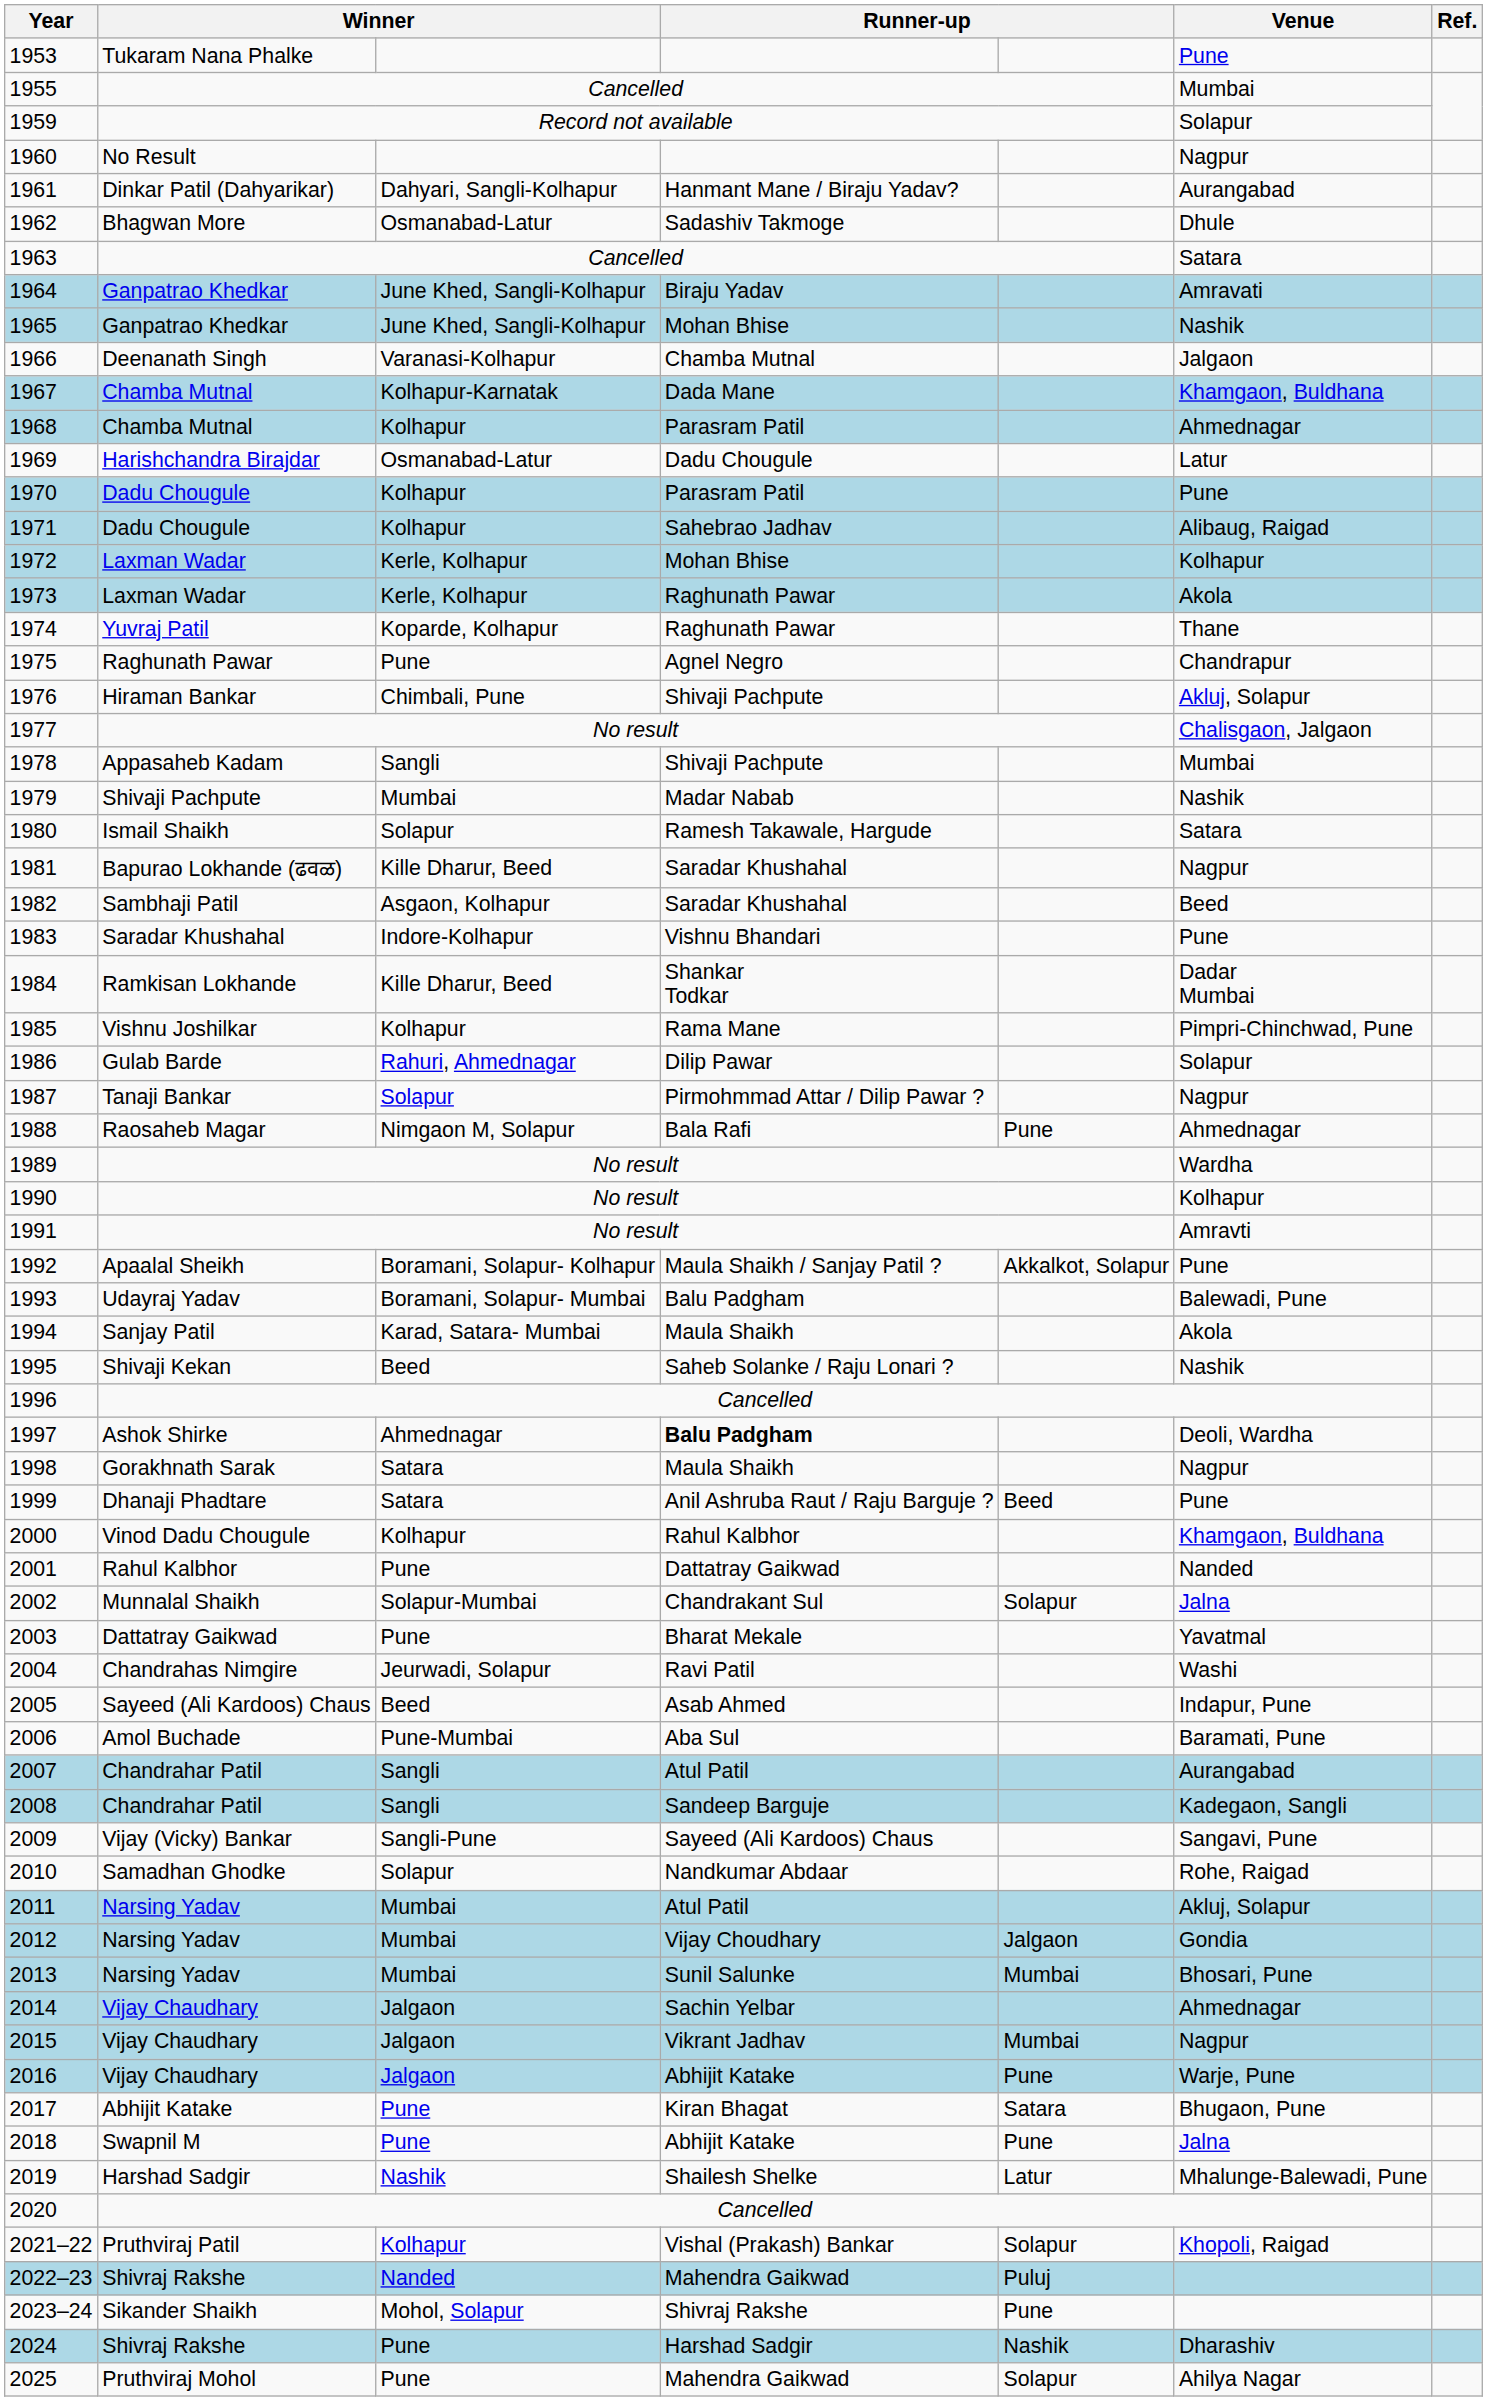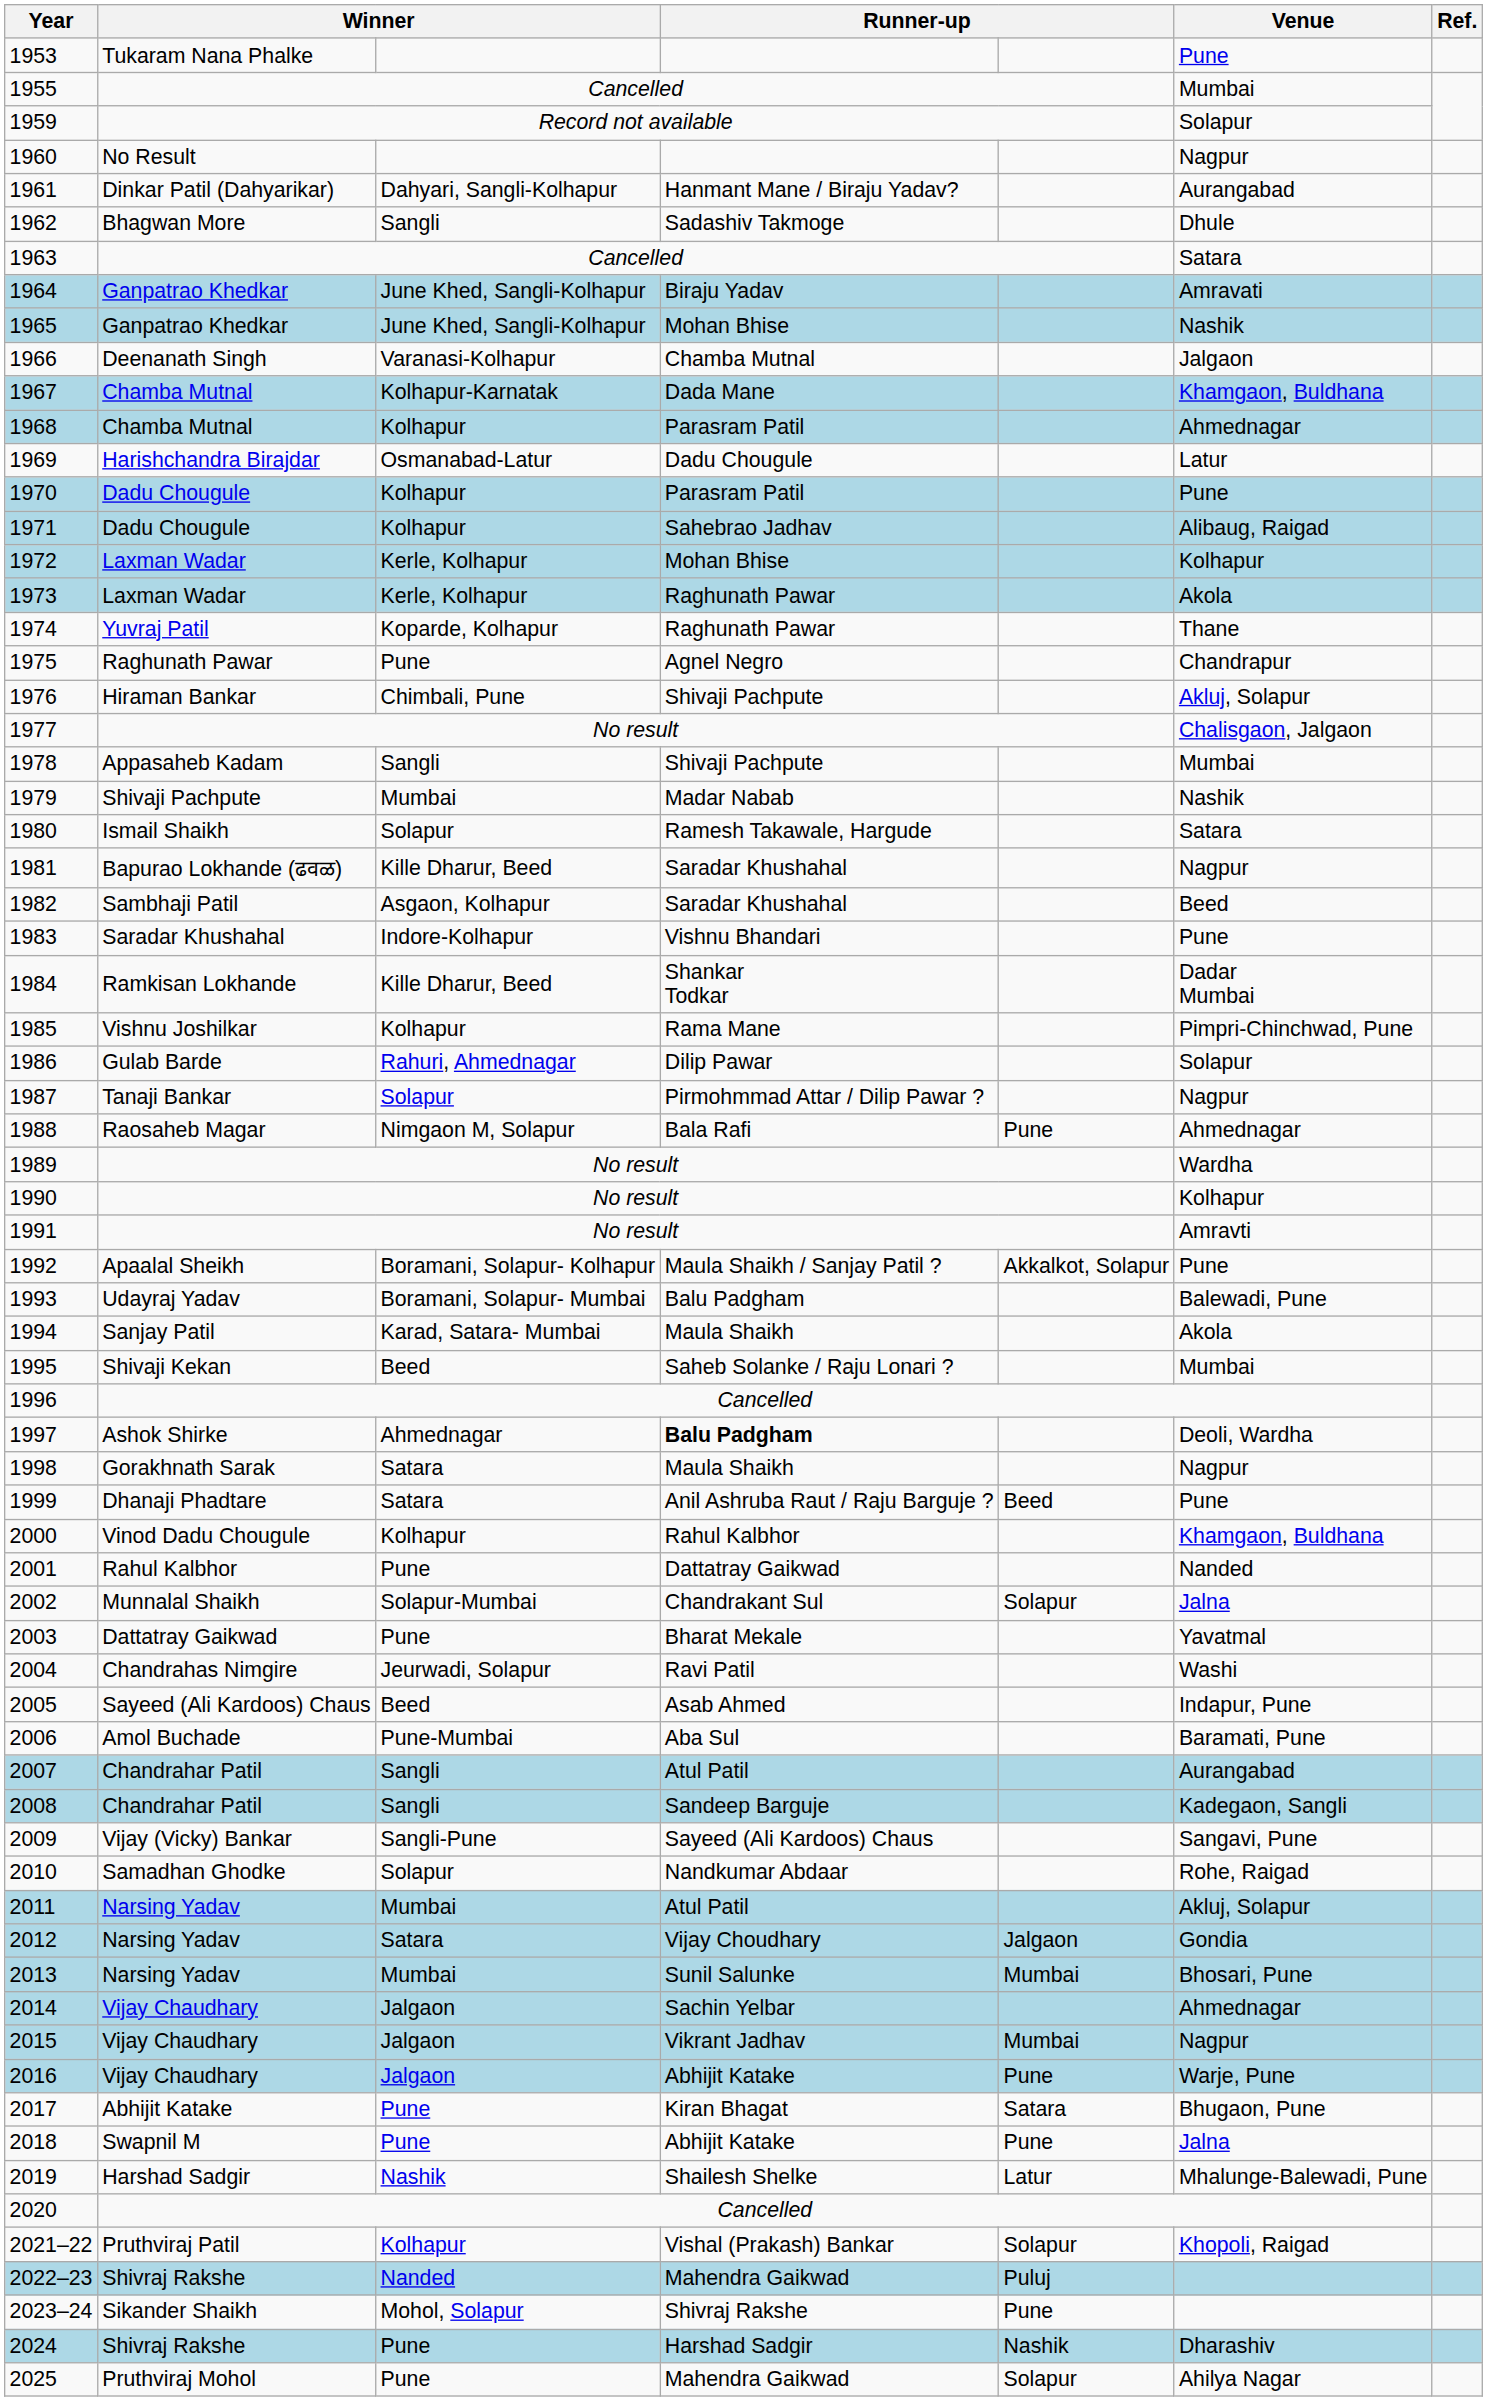(466, 223) Osmanabad-Latur -> (410, 223) Sangli
(1211, 1366) Nashik -> (1217, 1366) Mumbai
(418, 1940) Mumbai -> (412, 1940) Satara
